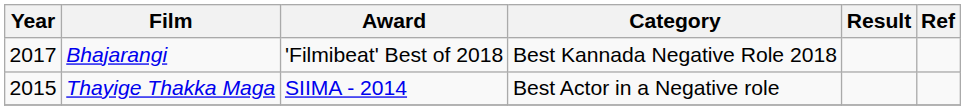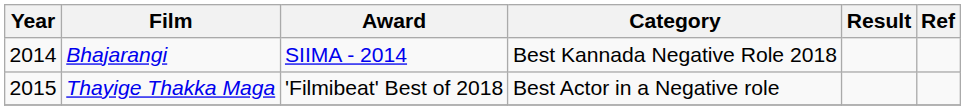(33, 54) 2017 -> (33, 54) 2014
(394, 54) 'Filmibeat' Best of 2018 -> (346, 54) SIIMA - 2014
(346, 88) SIIMA - 2014 -> (394, 88) 'Filmibeat' Best of 2018
